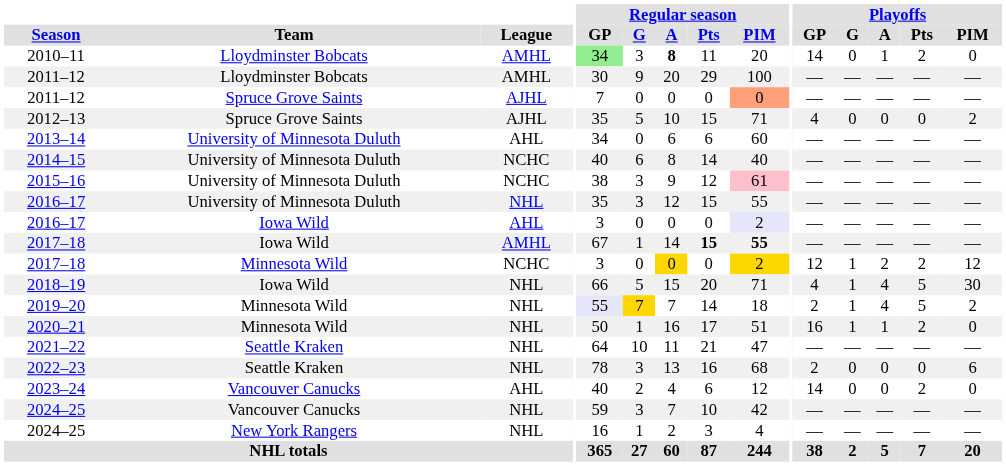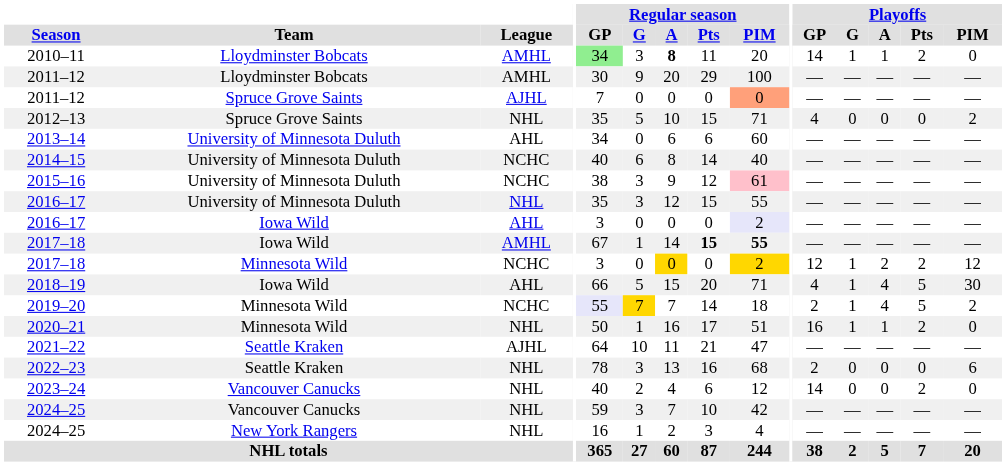(852, 55) 0 -> (852, 55) 1
(526, 118) AJHL -> (526, 118) NHL
(526, 284) NHL -> (526, 284) AHL
(526, 305) NHL -> (526, 305) NCHC
(526, 347) NHL -> (526, 347) AJHL
(526, 388) AHL -> (526, 388) NHL
